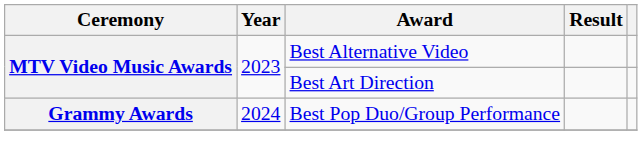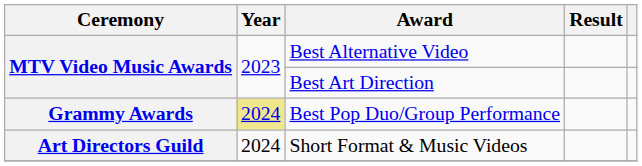(261, 113) no background -> (261, 113) khaki background
+ row: (408, 144)
